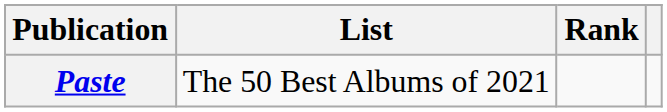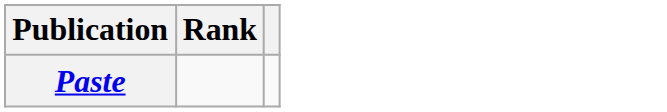- column: (366, 29)
